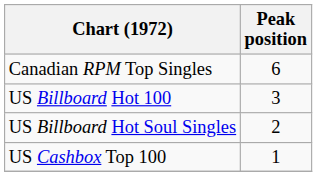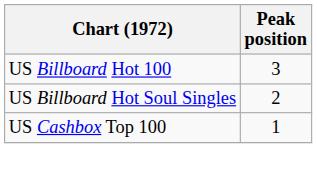- row: (110, 68)
